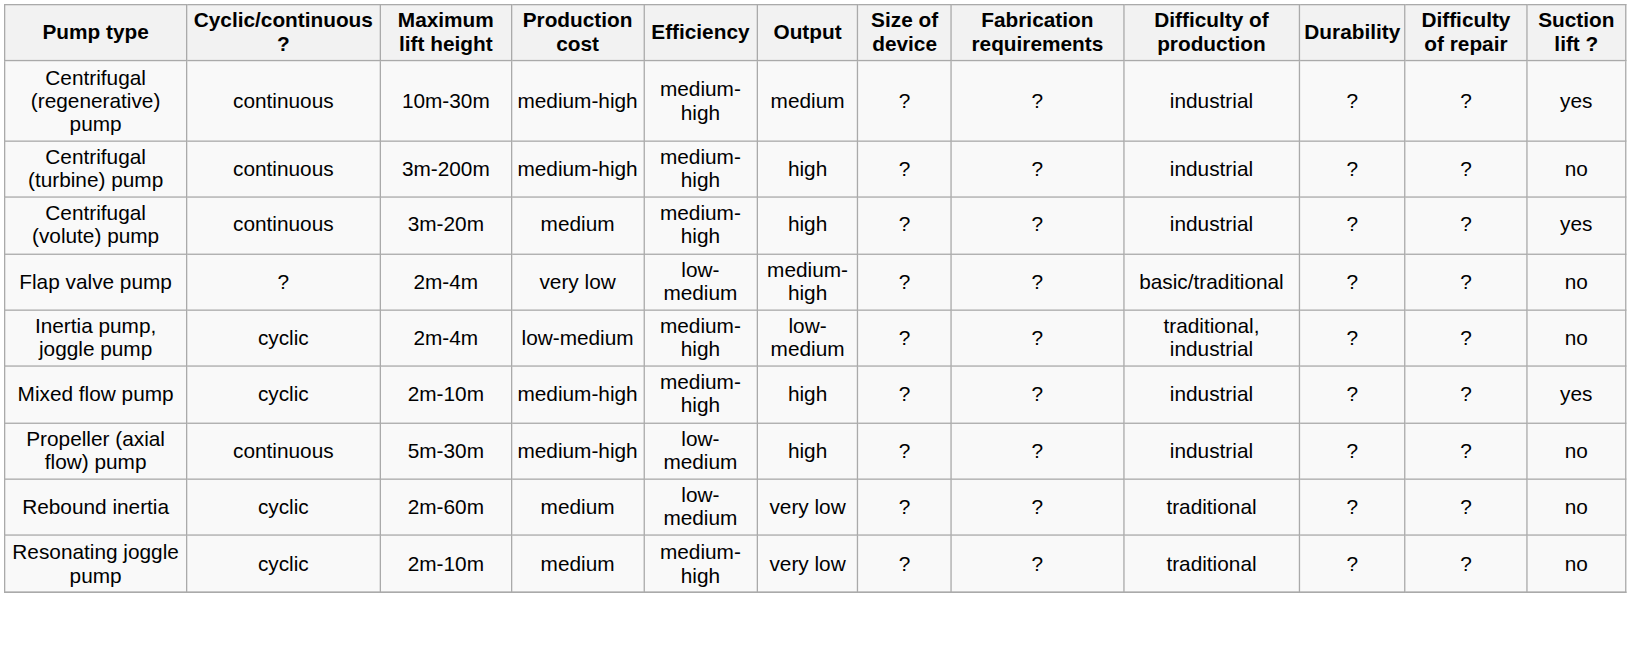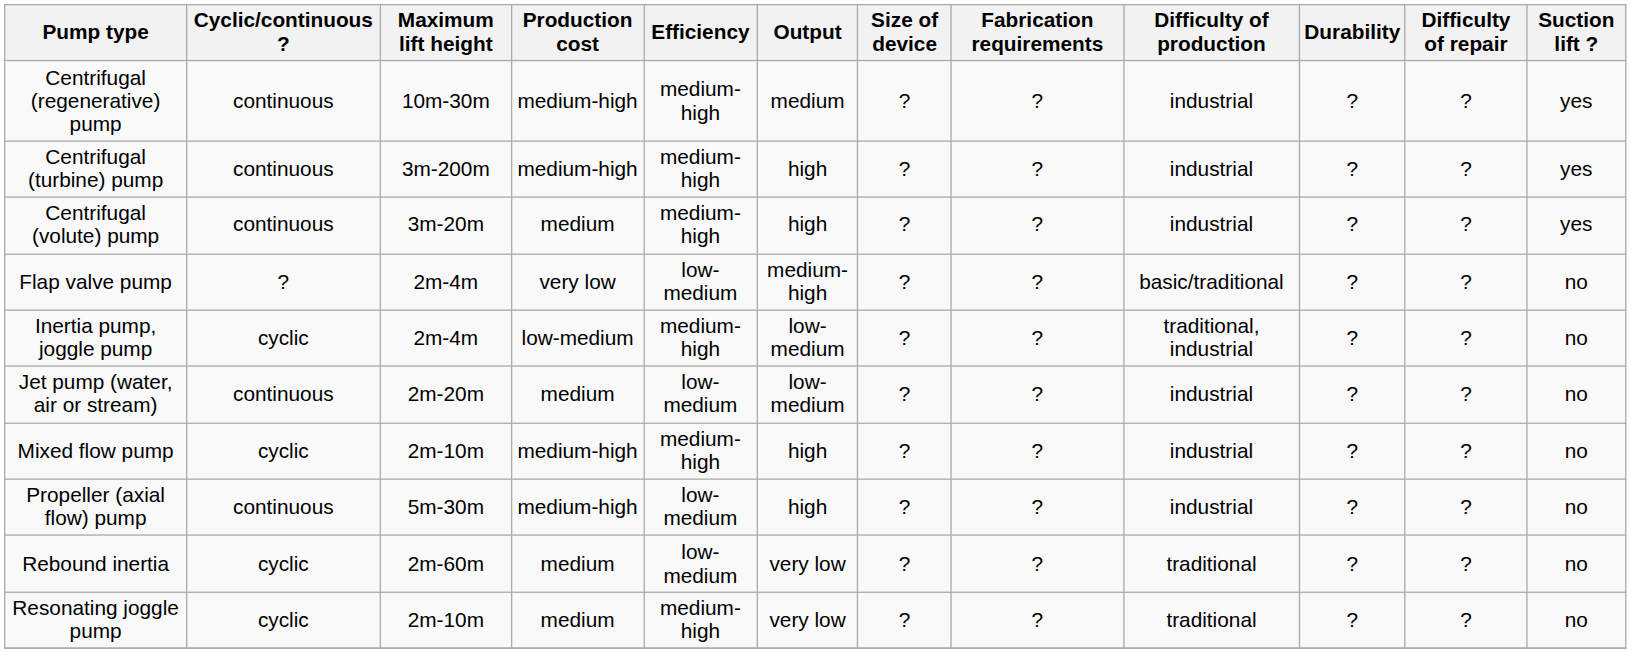(1576, 168) no -> (1576, 168) yes
+ row: (96, 394)
(1576, 394) yes -> (1576, 450) no
